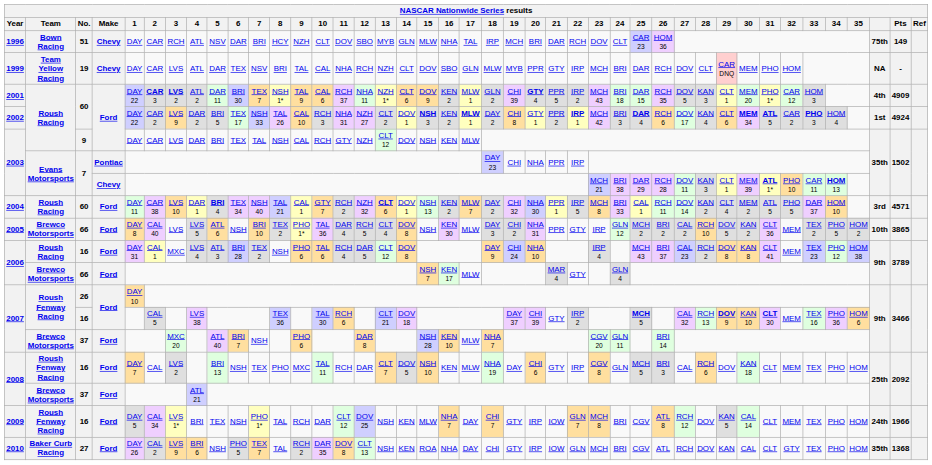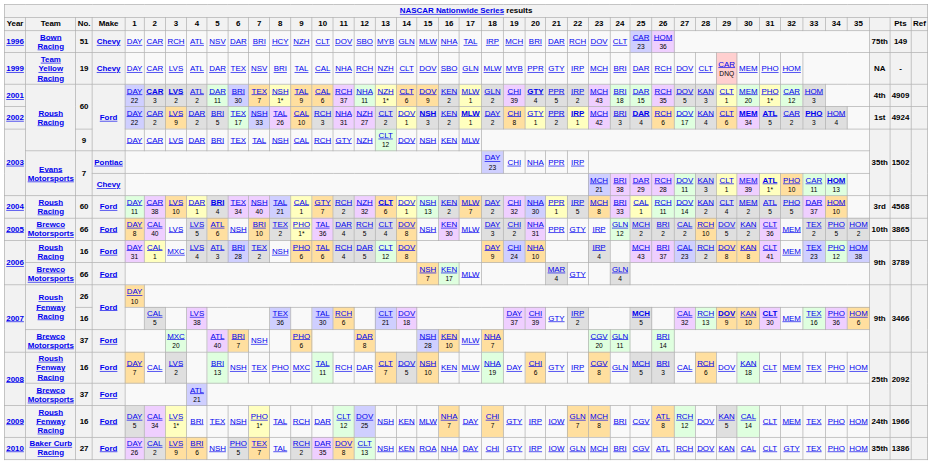(900, 207) 4571 -> (900, 207) 4568
(900, 448) 1368 -> (900, 448) 1386
